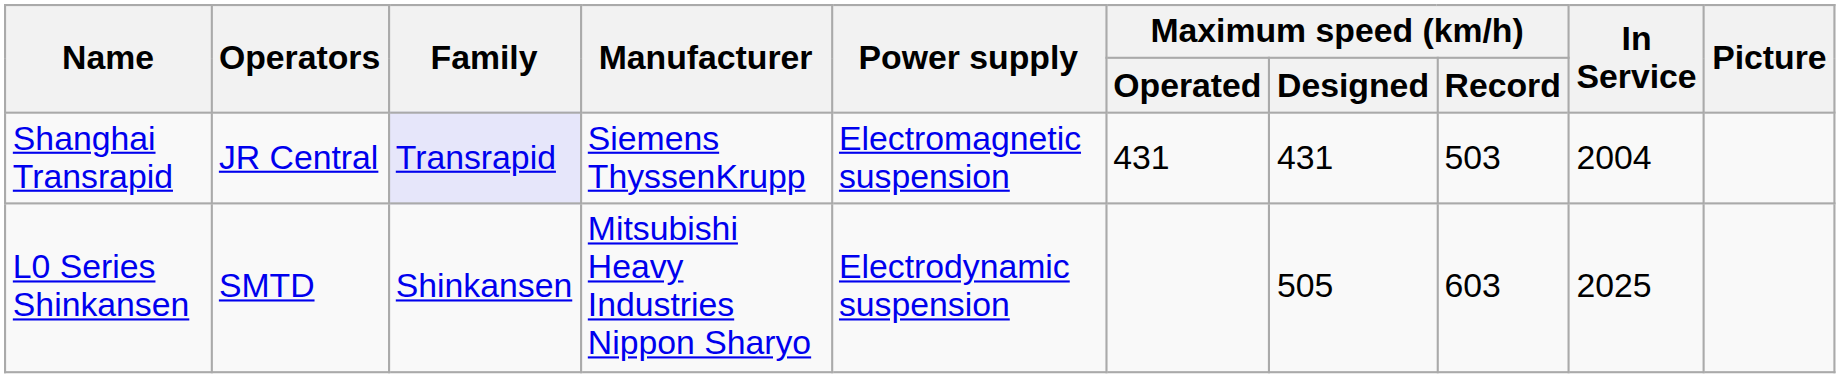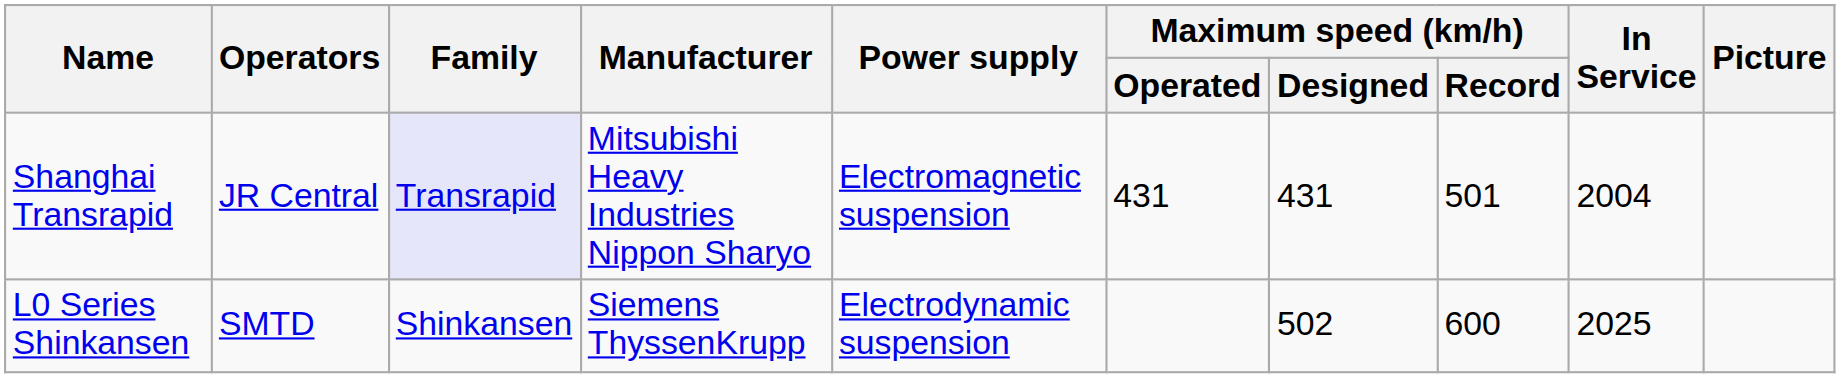(697, 157) Siemens ThyssenKrupp -> (699, 195) Mitsubishi Heavy Industries Nippon Sharyo
(1473, 157) 503 -> (1473, 195) 501
(699, 286) Mitsubishi Heavy Industries Nippon Sharyo -> (697, 324) Siemens ThyssenKrupp
(1305, 286) 505 -> (1305, 324) 502
(1473, 286) 603 -> (1473, 324) 600
